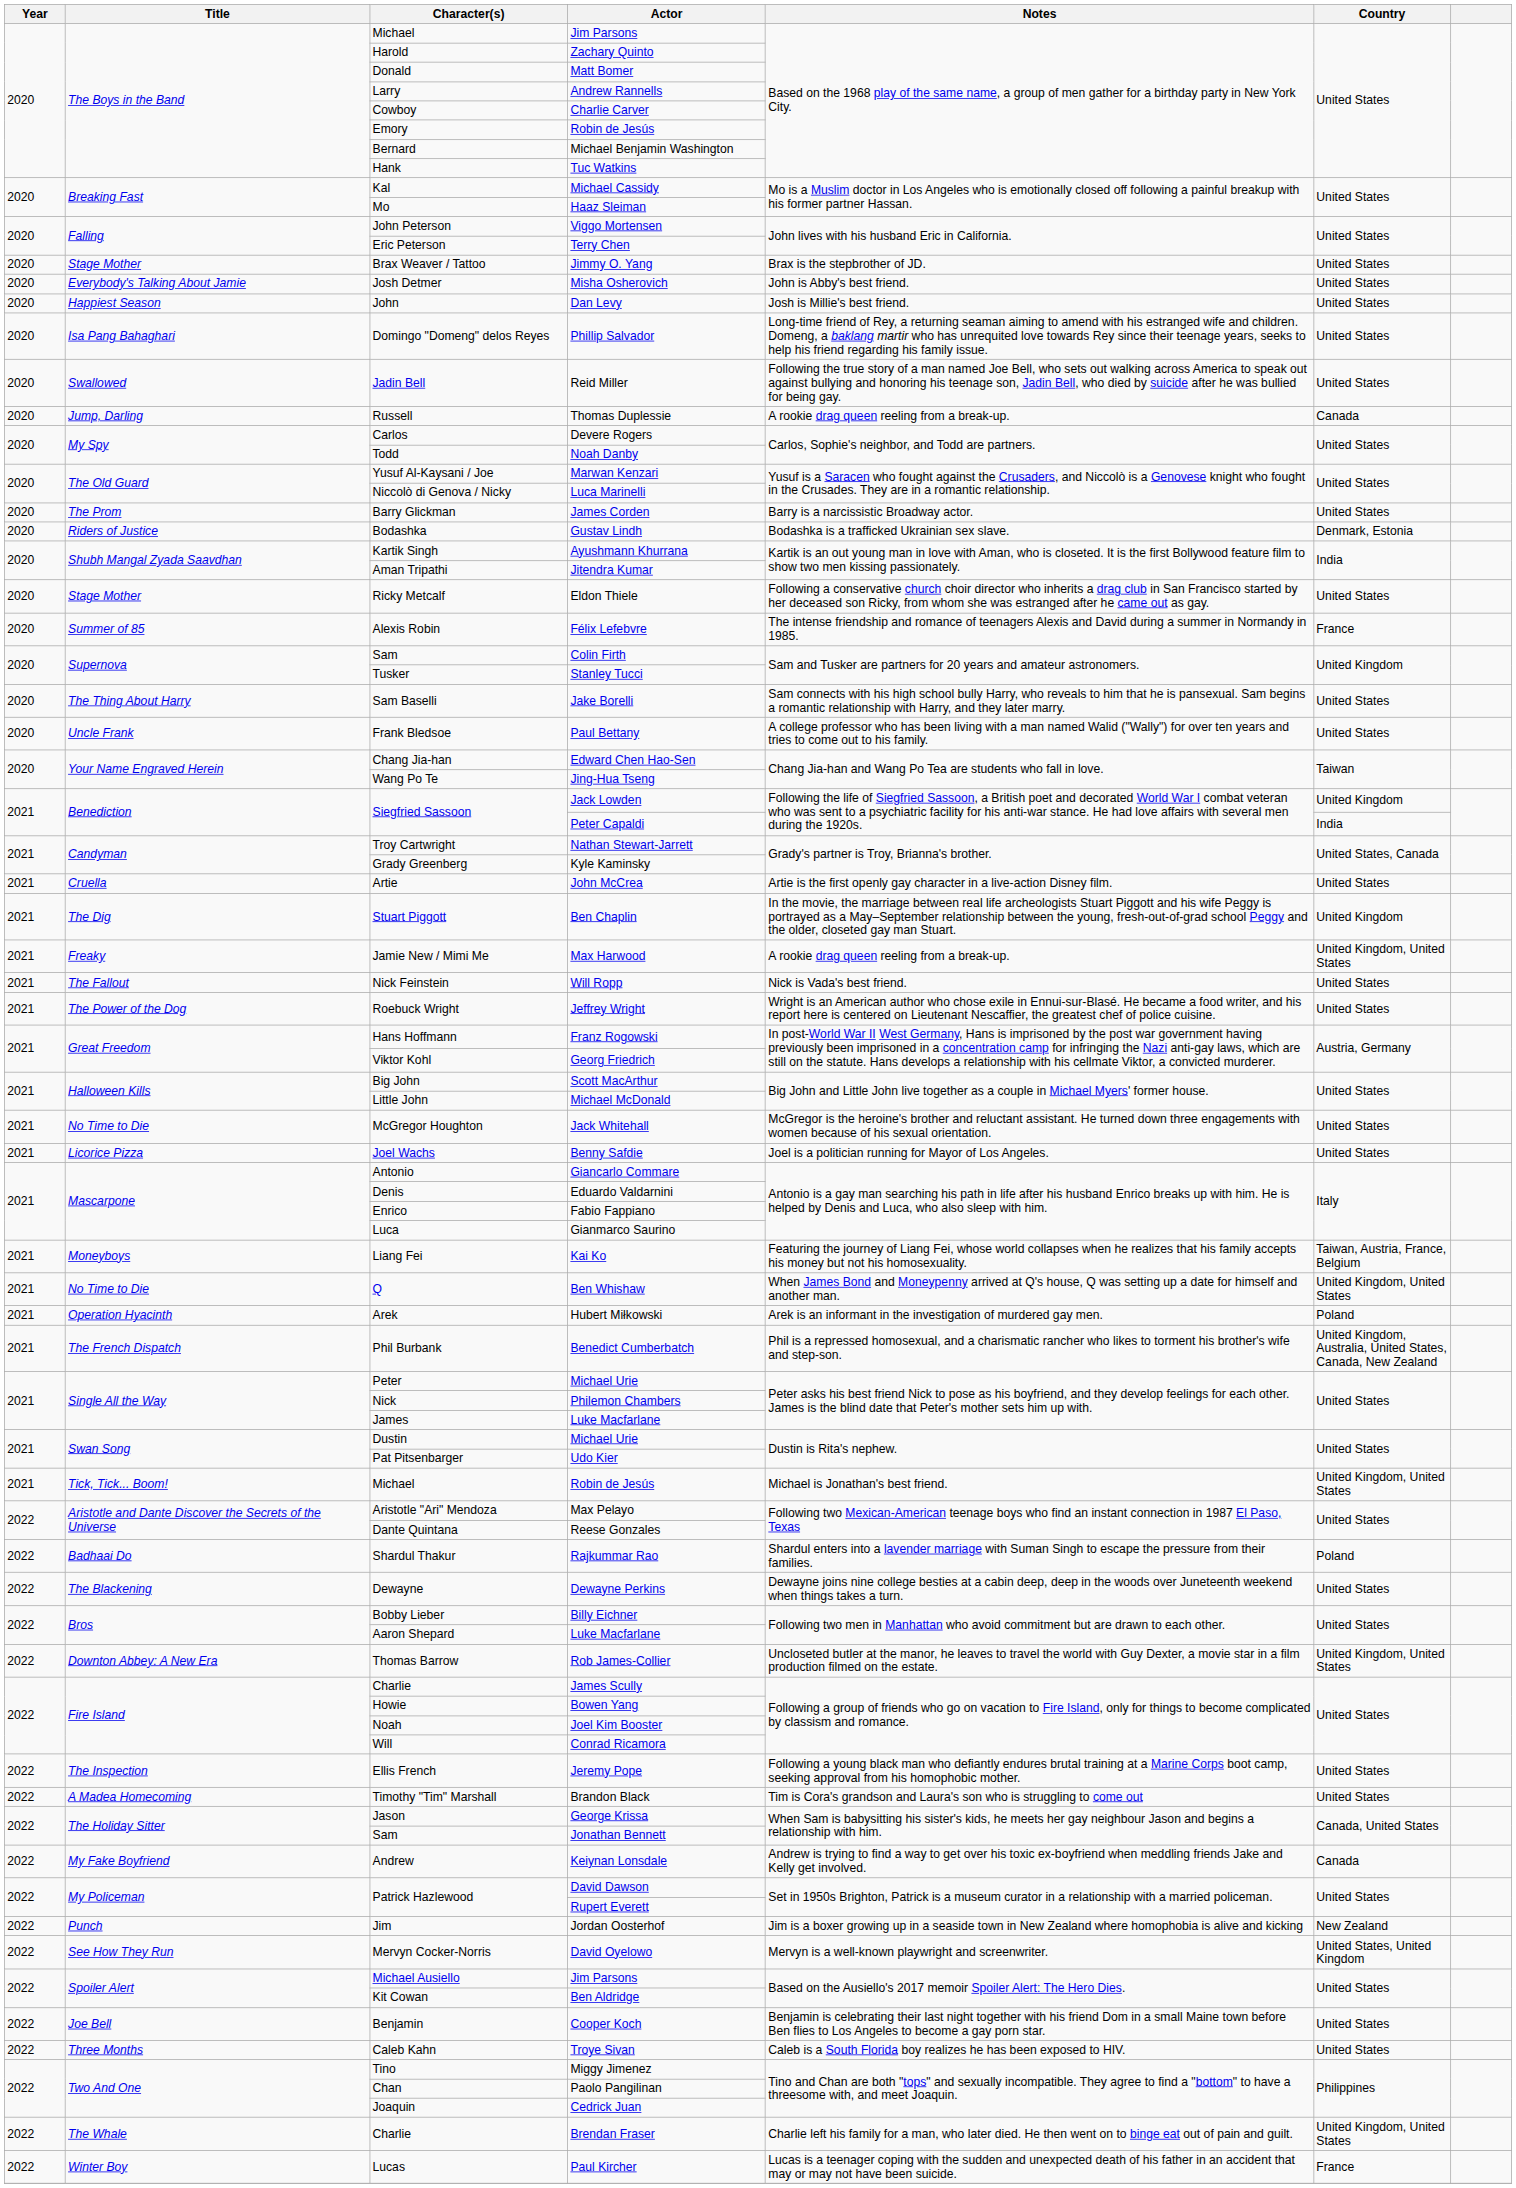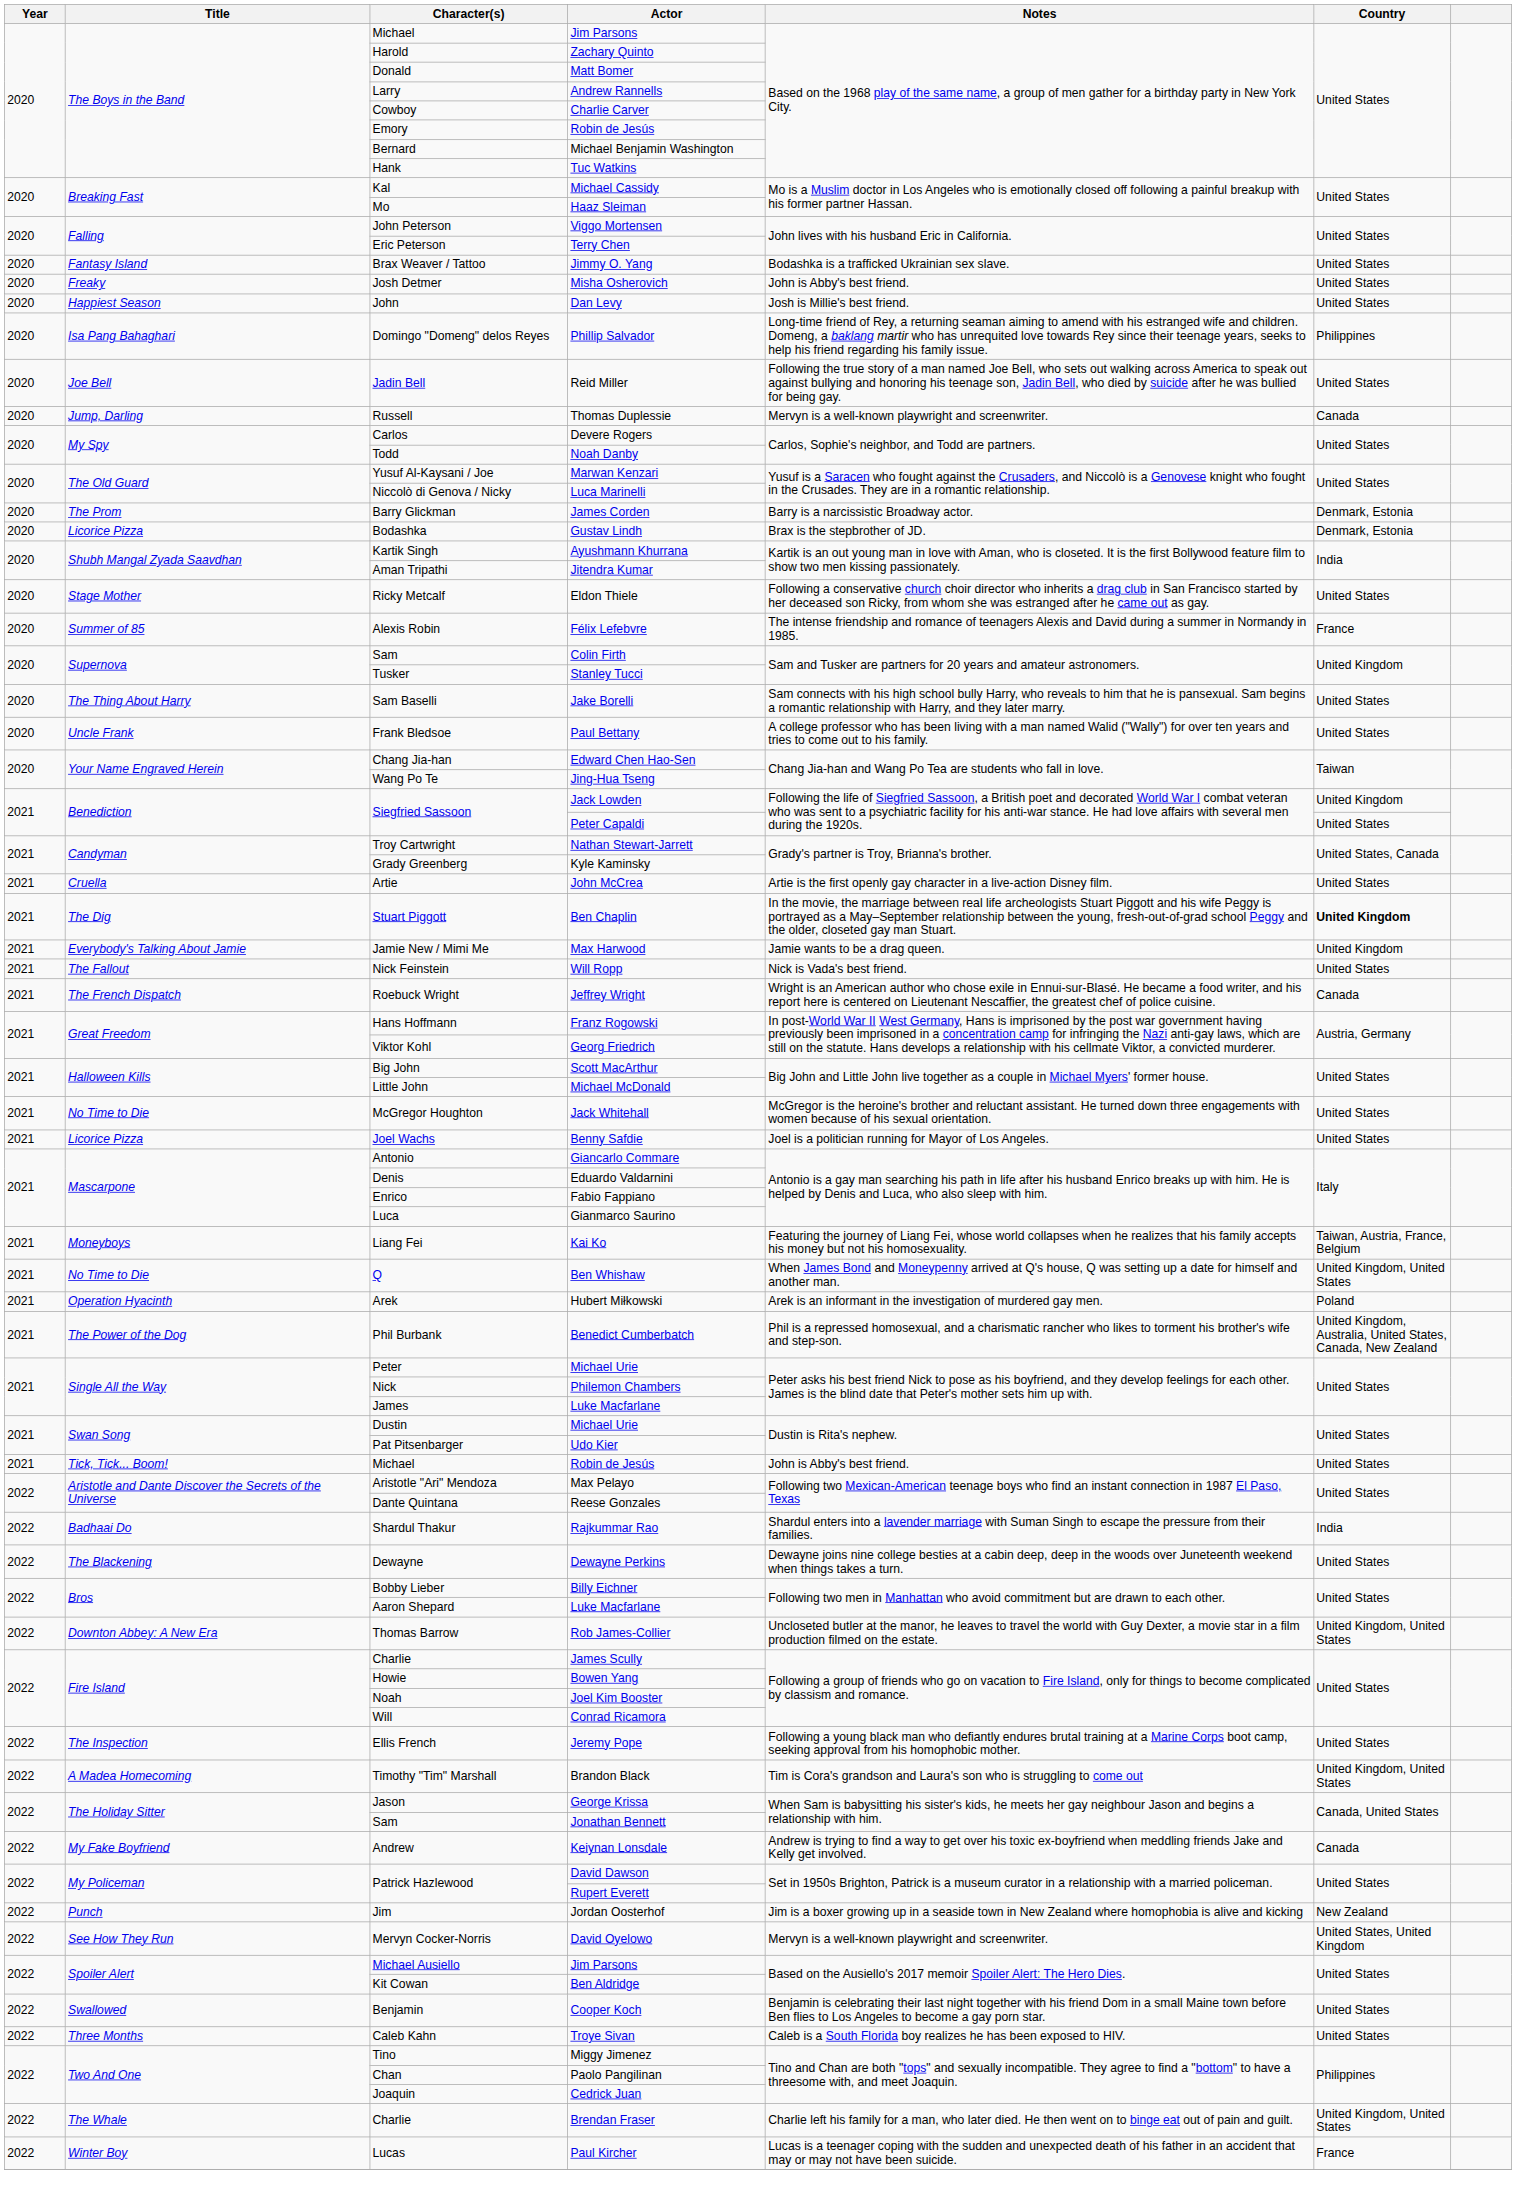(105, 264) Stage Mother -> (108, 264) Fantasy Island
(847, 264) Brax is the stepbrother of JD. -> (889, 264) Bodashka is a trafficked Ukrainian sex slave.
(157, 284) Everybody's Talking About Jamie -> (87, 284) Freaky
(1353, 336) United States -> (1346, 336) Philippines
(97, 383) Swallowed -> (90, 383) Joe Bell
(889, 415) A rookie drag queen reeling from a break-up. -> (908, 415) Mervyn is a well-known playwright and screenwriter.
(1353, 512) United States -> (1365, 512) Denmark, Estonia
(113, 531) Riders of Justice -> (106, 531) Licorice Pizza
(889, 531) Bodashka is a trafficked Ukrainian sex slave. -> (847, 531) Brax is the stepbrother of JD.
(1330, 823) India -> (1353, 823) United States
(1360, 916) normal -> (1363, 916) bold
(87, 956) Freaky -> (157, 949) Everybody's Talking About Jamie
(889, 956) A rookie drag queen reeling from a break-up. -> (857, 949) Jamie wants to be a drag queen.
(1381, 956) United Kingdom, United States -> (1360, 949) United Kingdom
(127, 1008) The Power of the Dog -> (125, 995) The French Dispatch
(1353, 1008) United States -> (1338, 995) Canada
(125, 1348) The French Dispatch -> (127, 1334) The Power of the Dog
(858, 1484) Michael is Jonathan's best friend. -> (839, 1464) John is Abby's best friend.
(1381, 1484) United Kingdom, United States -> (1353, 1464) United States
(1335, 1556) Poland -> (1330, 1528) India
(1353, 1796) United States -> (1381, 1776) United Kingdom, United States
(90, 2023) Joe Bell -> (97, 2010) Swallowed
